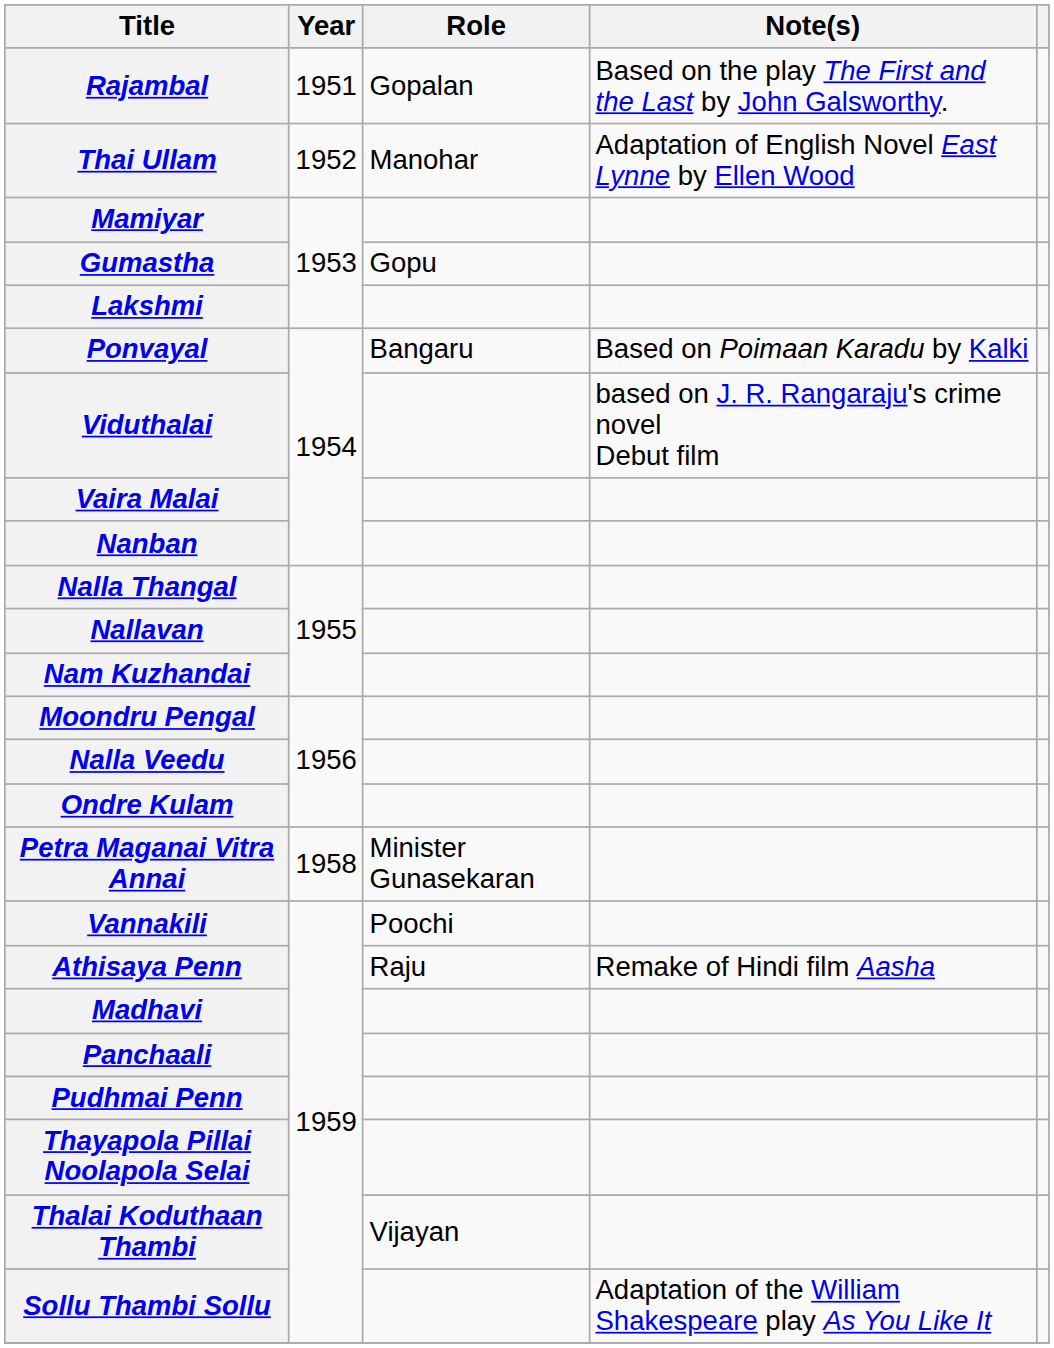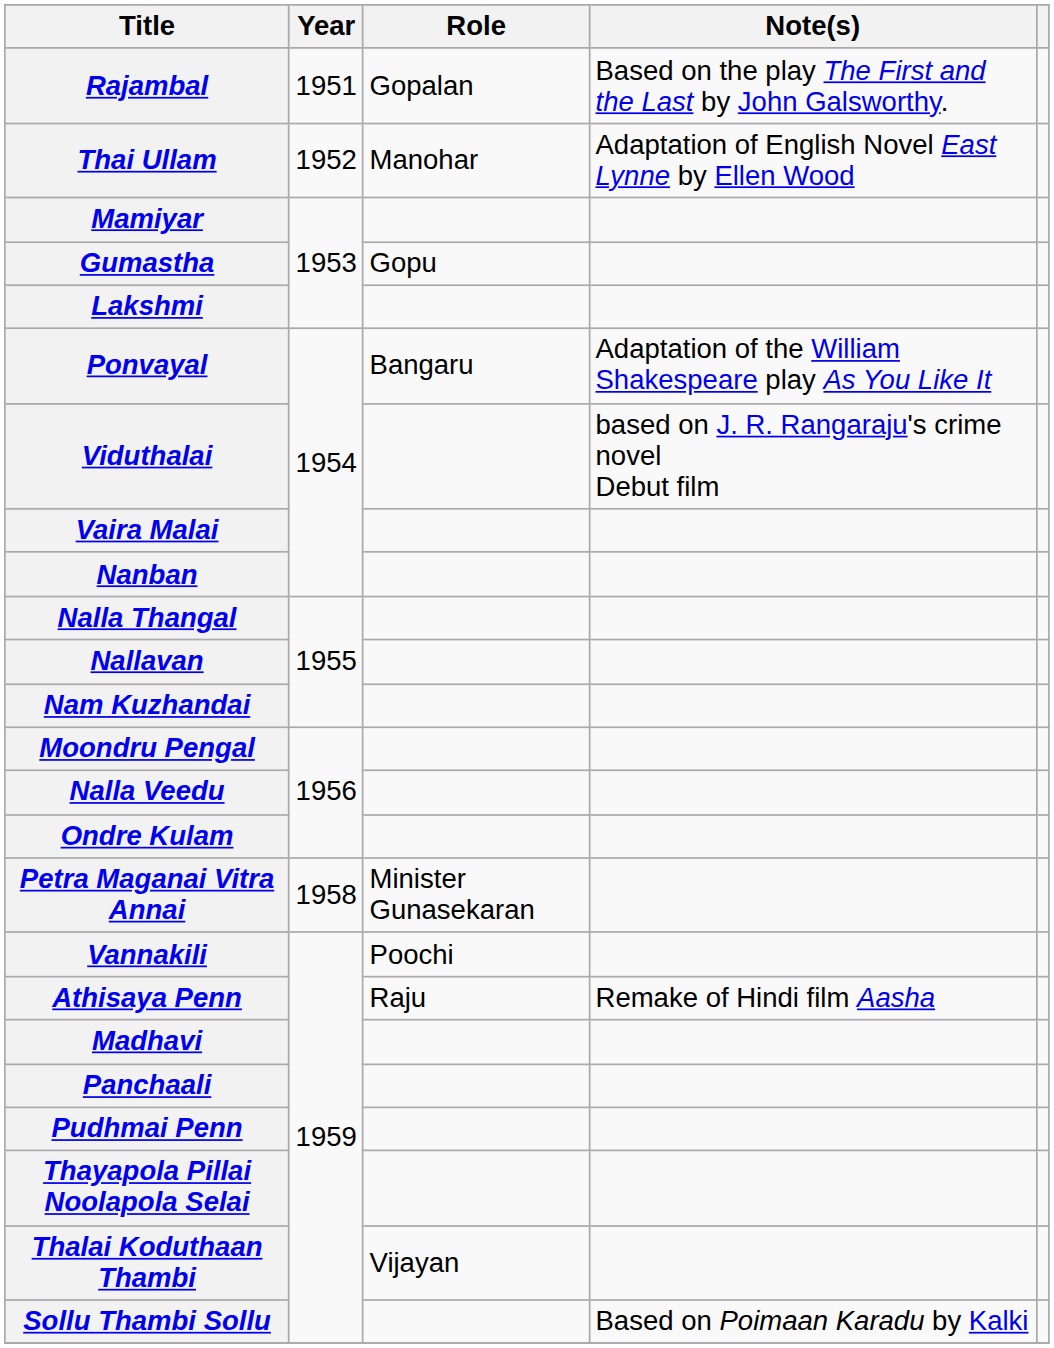(812, 350) Based on Poimaan Karadu by Kalki -> (793, 365) Adaptation of the William Shakespeare play As You Like It
(793, 1306) Adaptation of the William Shakespeare play As You Like It -> (812, 1321) Based on Poimaan Karadu by Kalki
